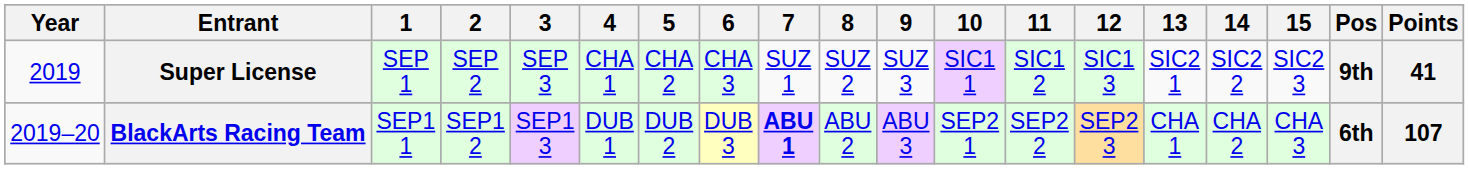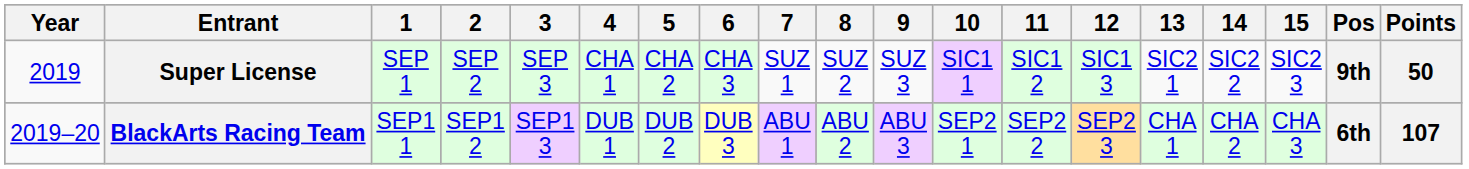(1423, 71) 41 -> (1421, 71) 50
(788, 133) bold -> (787, 133) normal
